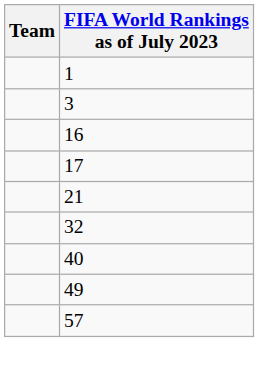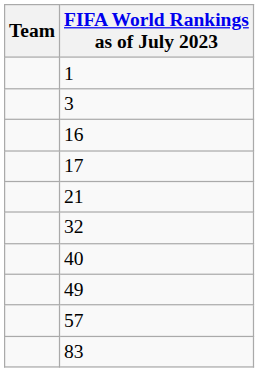+ row: (74, 351)
